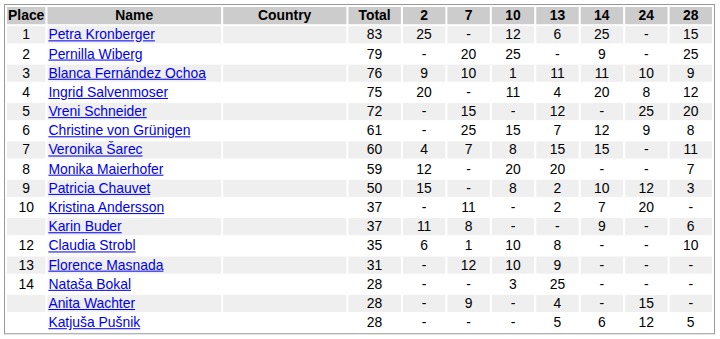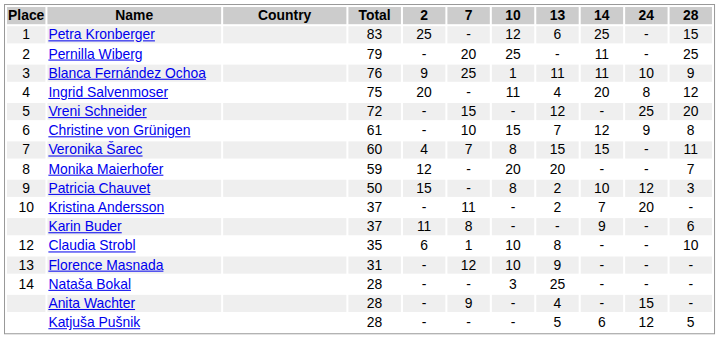(602, 54) 9 -> (602, 54) 11
(469, 73) 10 -> (469, 73) 25
(469, 131) 25 -> (469, 131) 10
